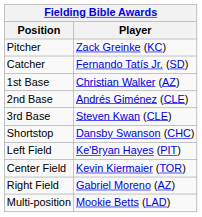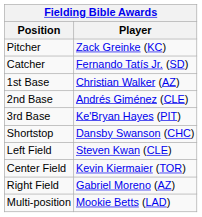(124, 116) Steven Kwan (CLE) -> (128, 116) Ke'Bryan Hayes (PIT)
(128, 151) Ke'Bryan Hayes (PIT) -> (124, 151) Steven Kwan (CLE)
